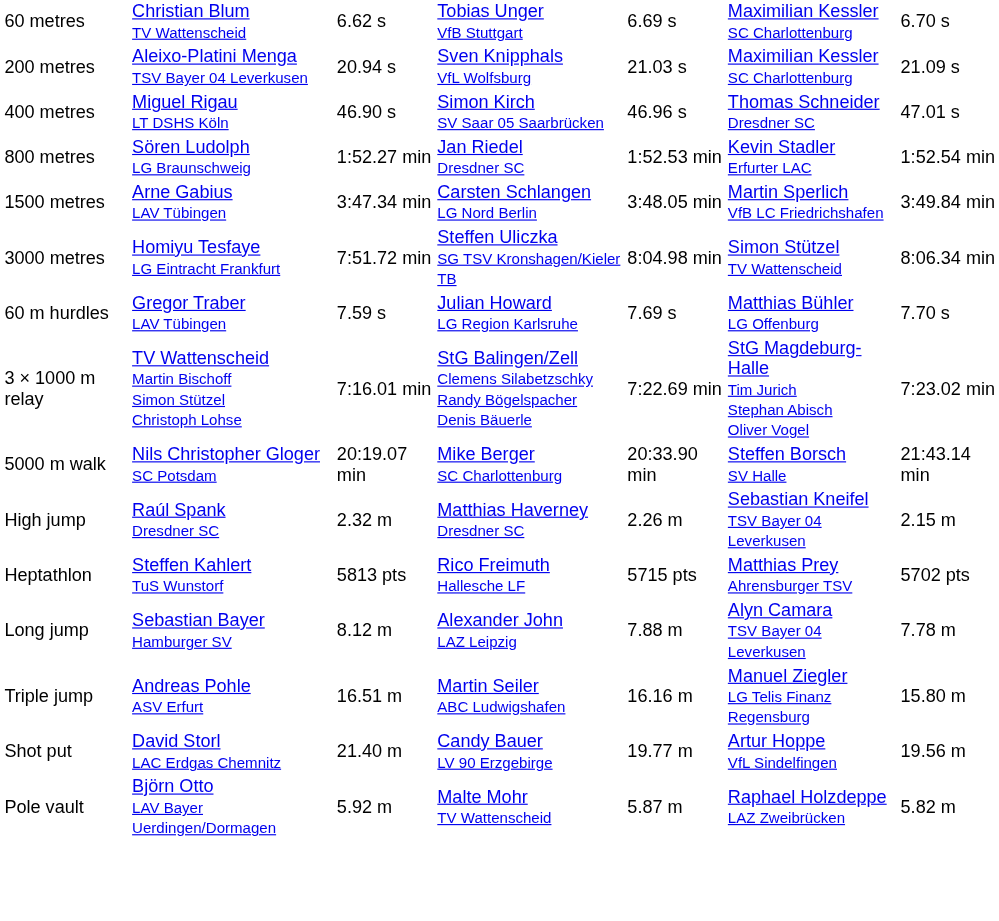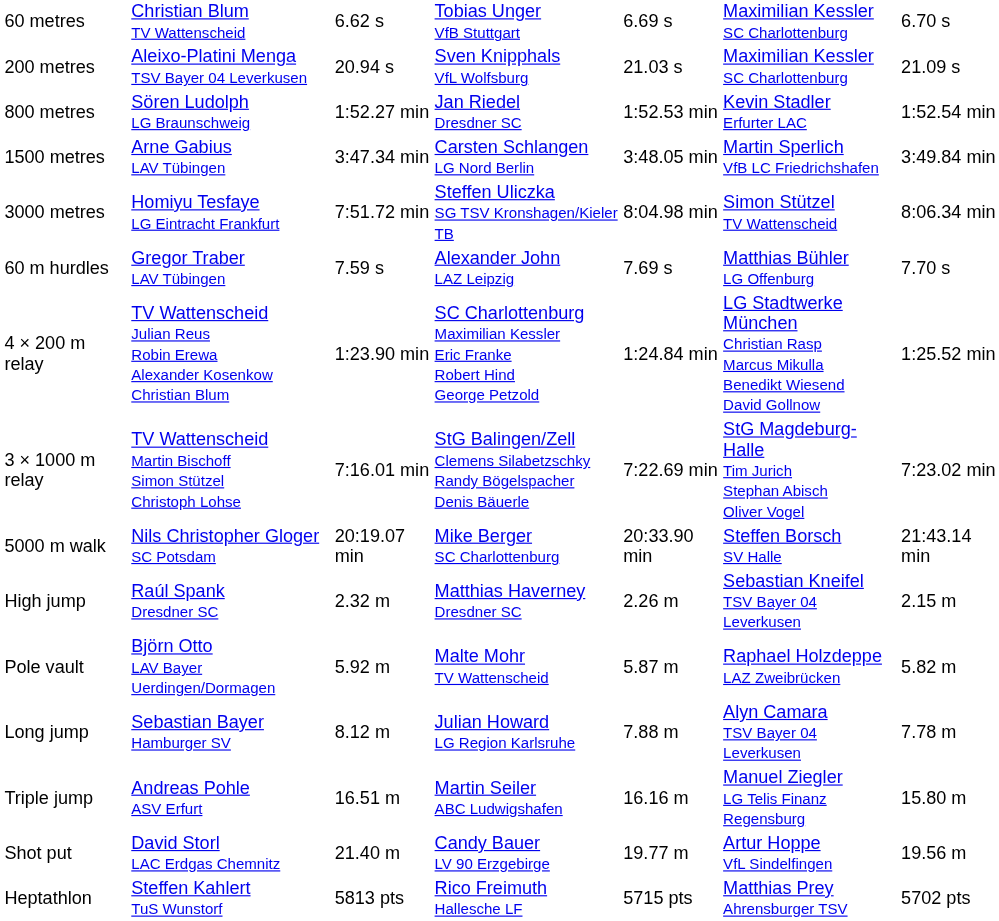- row: (50, 112)
(508, 313) Julian Howard LG Region Karlsruhe -> (497, 268) Alexander John LAZ Leipzig
+ row: (45, 353)
rows swapped: (44, 807) <-> (48, 575)
(500, 630) Alexander John LAZ Leipzig -> (505, 732) Julian Howard LG Region Karlsruhe
